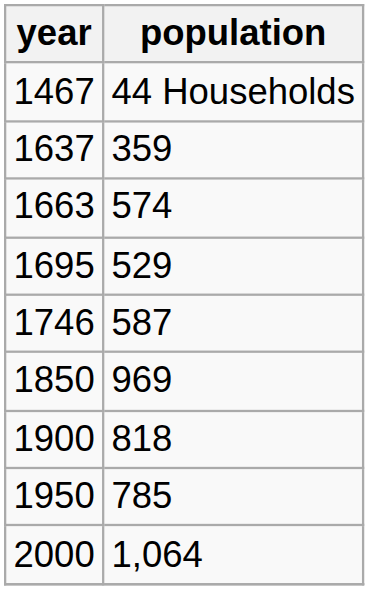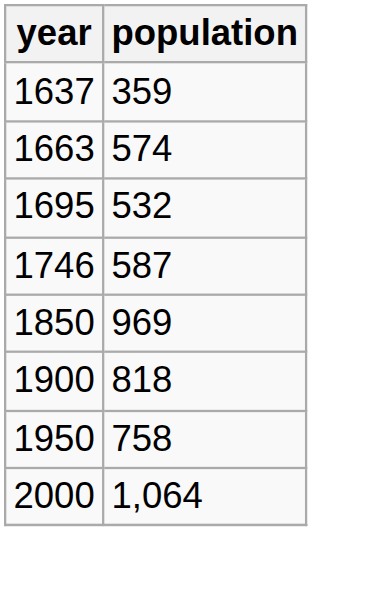- row: (54, 91)
(142, 264) 529 -> (142, 206) 532
(142, 496) 785 -> (142, 438) 758
